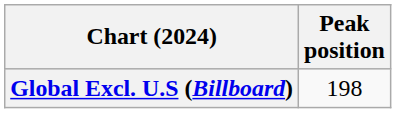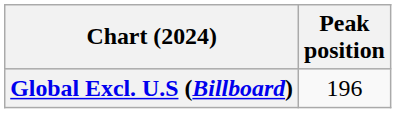(344, 88) 198 -> (344, 88) 196
